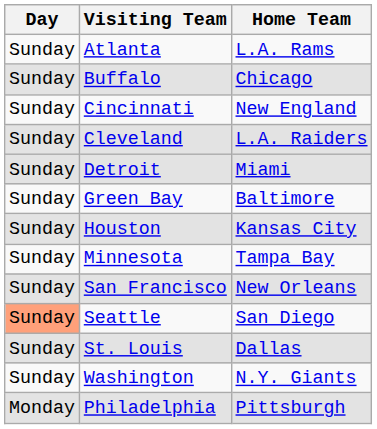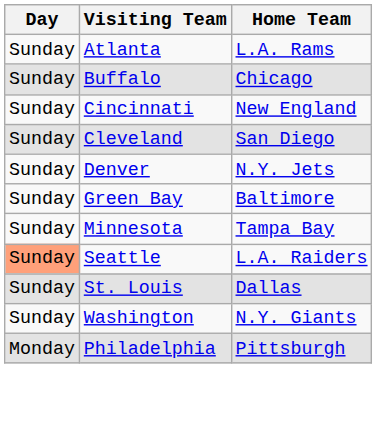(302, 139) L.A. Raiders -> (285, 139) San Diego
+ row: (117, 169)
- row: (122, 169)
- row: (122, 229)
- row: (155, 289)
(285, 318) San Diego -> (302, 259) L.A. Raiders
